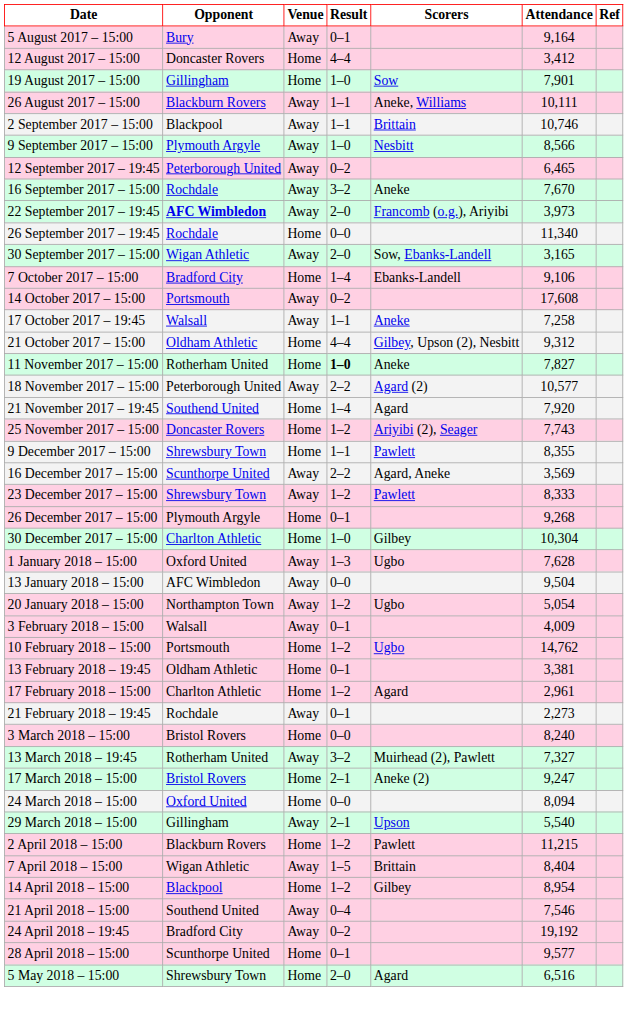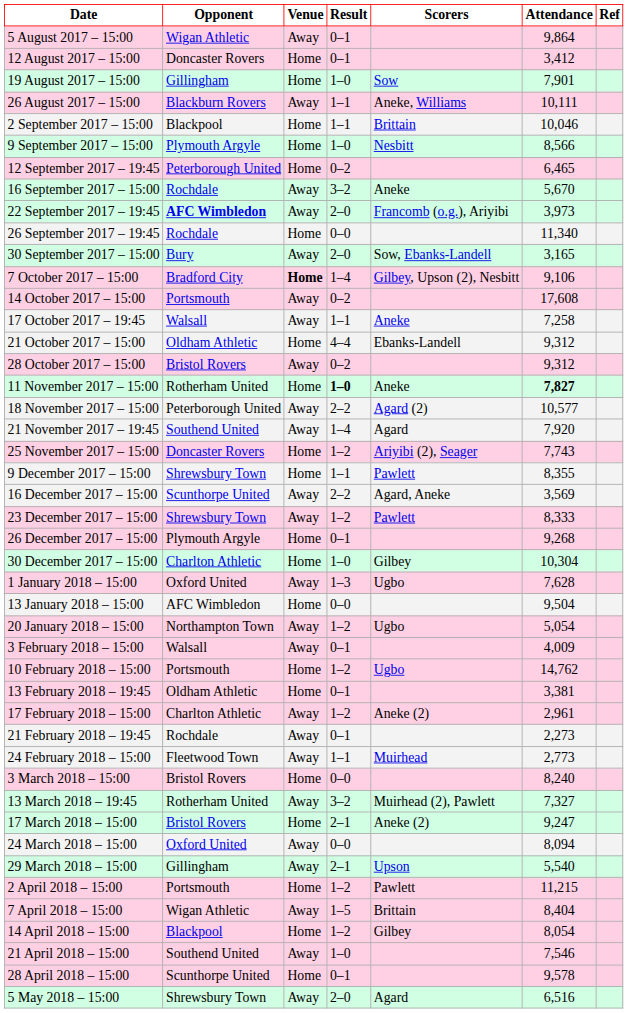(180, 37) Bury -> (208, 37) Wigan Athletic
(559, 37) 9,164 -> (559, 37) 9,864
(340, 59) 4–4 -> (340, 59) 0–1
(303, 124) Away -> (304, 124) Home
(559, 124) 10,746 -> (559, 124) 10,046
(303, 146) Away -> (304, 146) Home
(303, 168) Away -> (304, 168) Home
(559, 189) 7,670 -> (559, 189) 5,670
(208, 255) Wigan Athletic -> (180, 255) Bury
(304, 277) normal -> (305, 277) bold
(417, 277) Ebanks-Landell -> (447, 277) Gilbey, Upson (2), Nesbitt
(447, 342) Gilbey, Upson (2), Nesbitt -> (417, 342) Ebanks-Landell
+ row: (76, 364)
(559, 364) normal -> (559, 386) bold
(304, 408) Home -> (303, 430) Away
(303, 582) Away -> (304, 604) Home
(304, 691) Home -> (303, 713) Away
(391, 691) Agard -> (401, 713) Aneke (2)
+ row: (79, 757)
(304, 801) Home -> (303, 844) Away
(216, 844) Blackburn Rovers -> (198, 888) Portsmouth
(559, 888) 8,954 -> (559, 931) 8,054
(340, 910) 0–4 -> (340, 953) 1–0
- row: (68, 931)
(559, 953) 9,577 -> (559, 975) 9,578
(304, 975) Home -> (303, 997) Away
